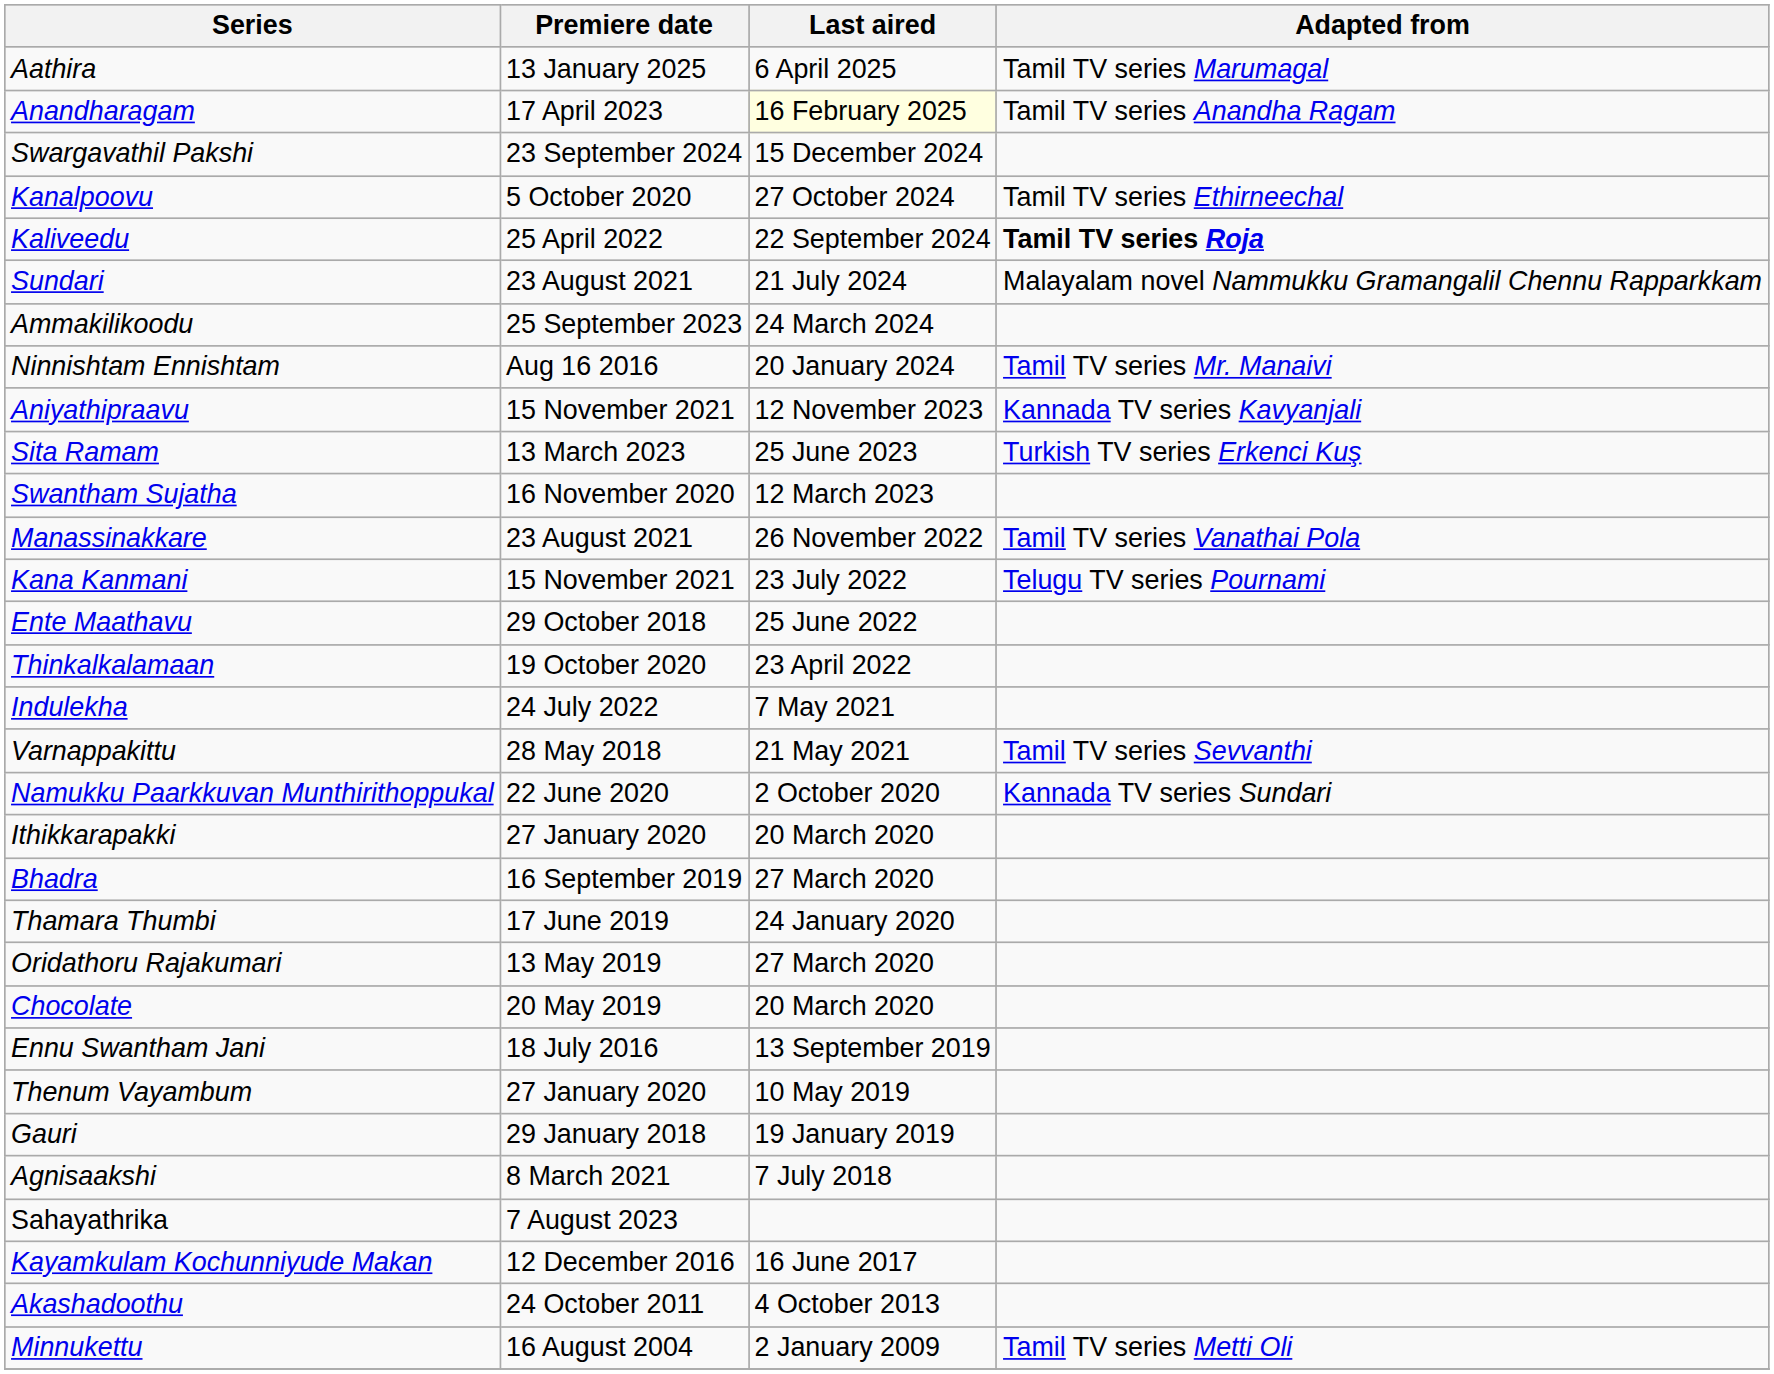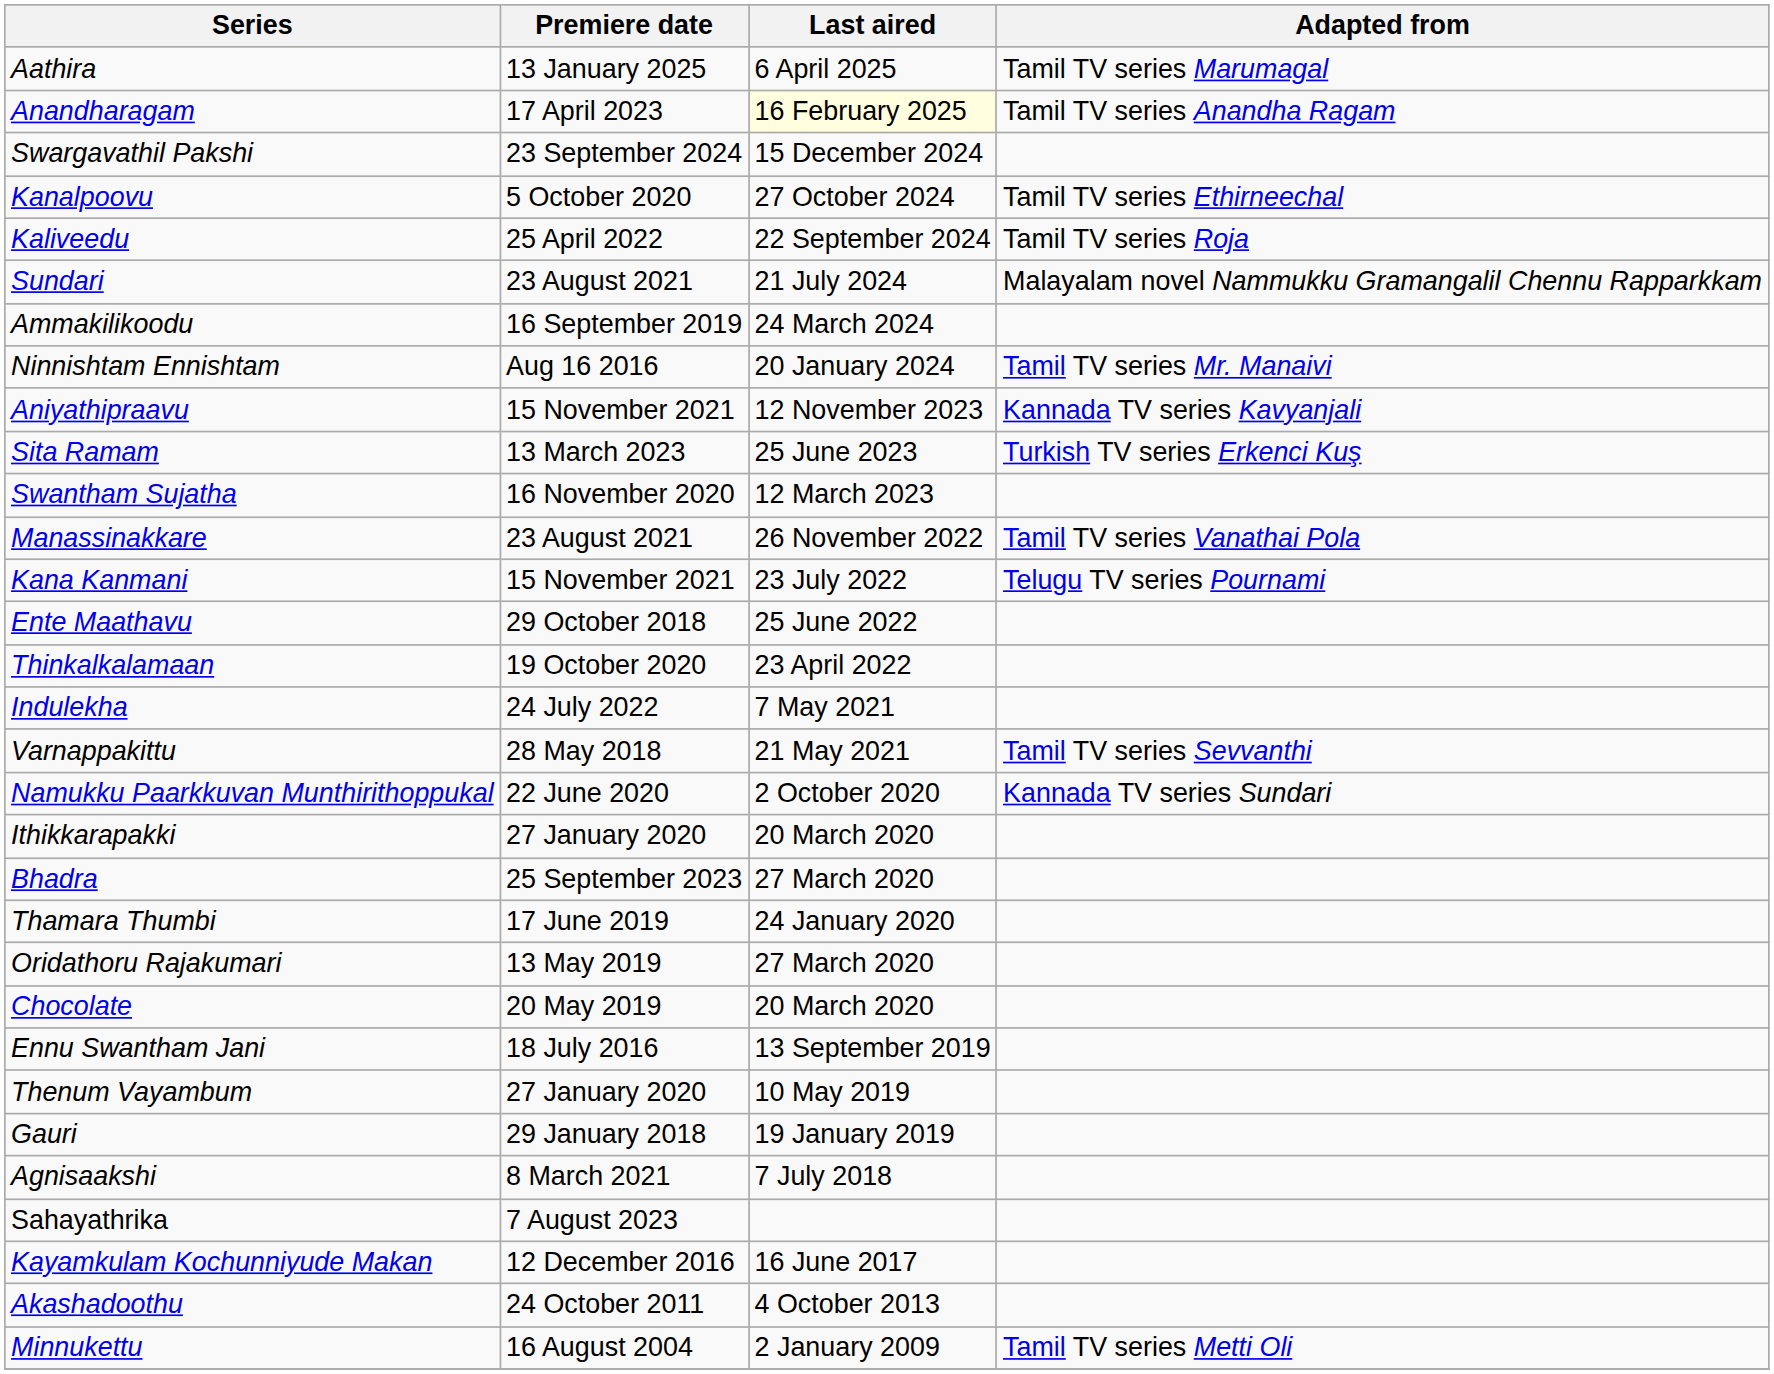(1134, 238) bold -> (1126, 238) normal
(624, 324) 25 September 2023 -> (624, 324) 16 September 2019
(624, 878) 16 September 2019 -> (624, 878) 25 September 2023
